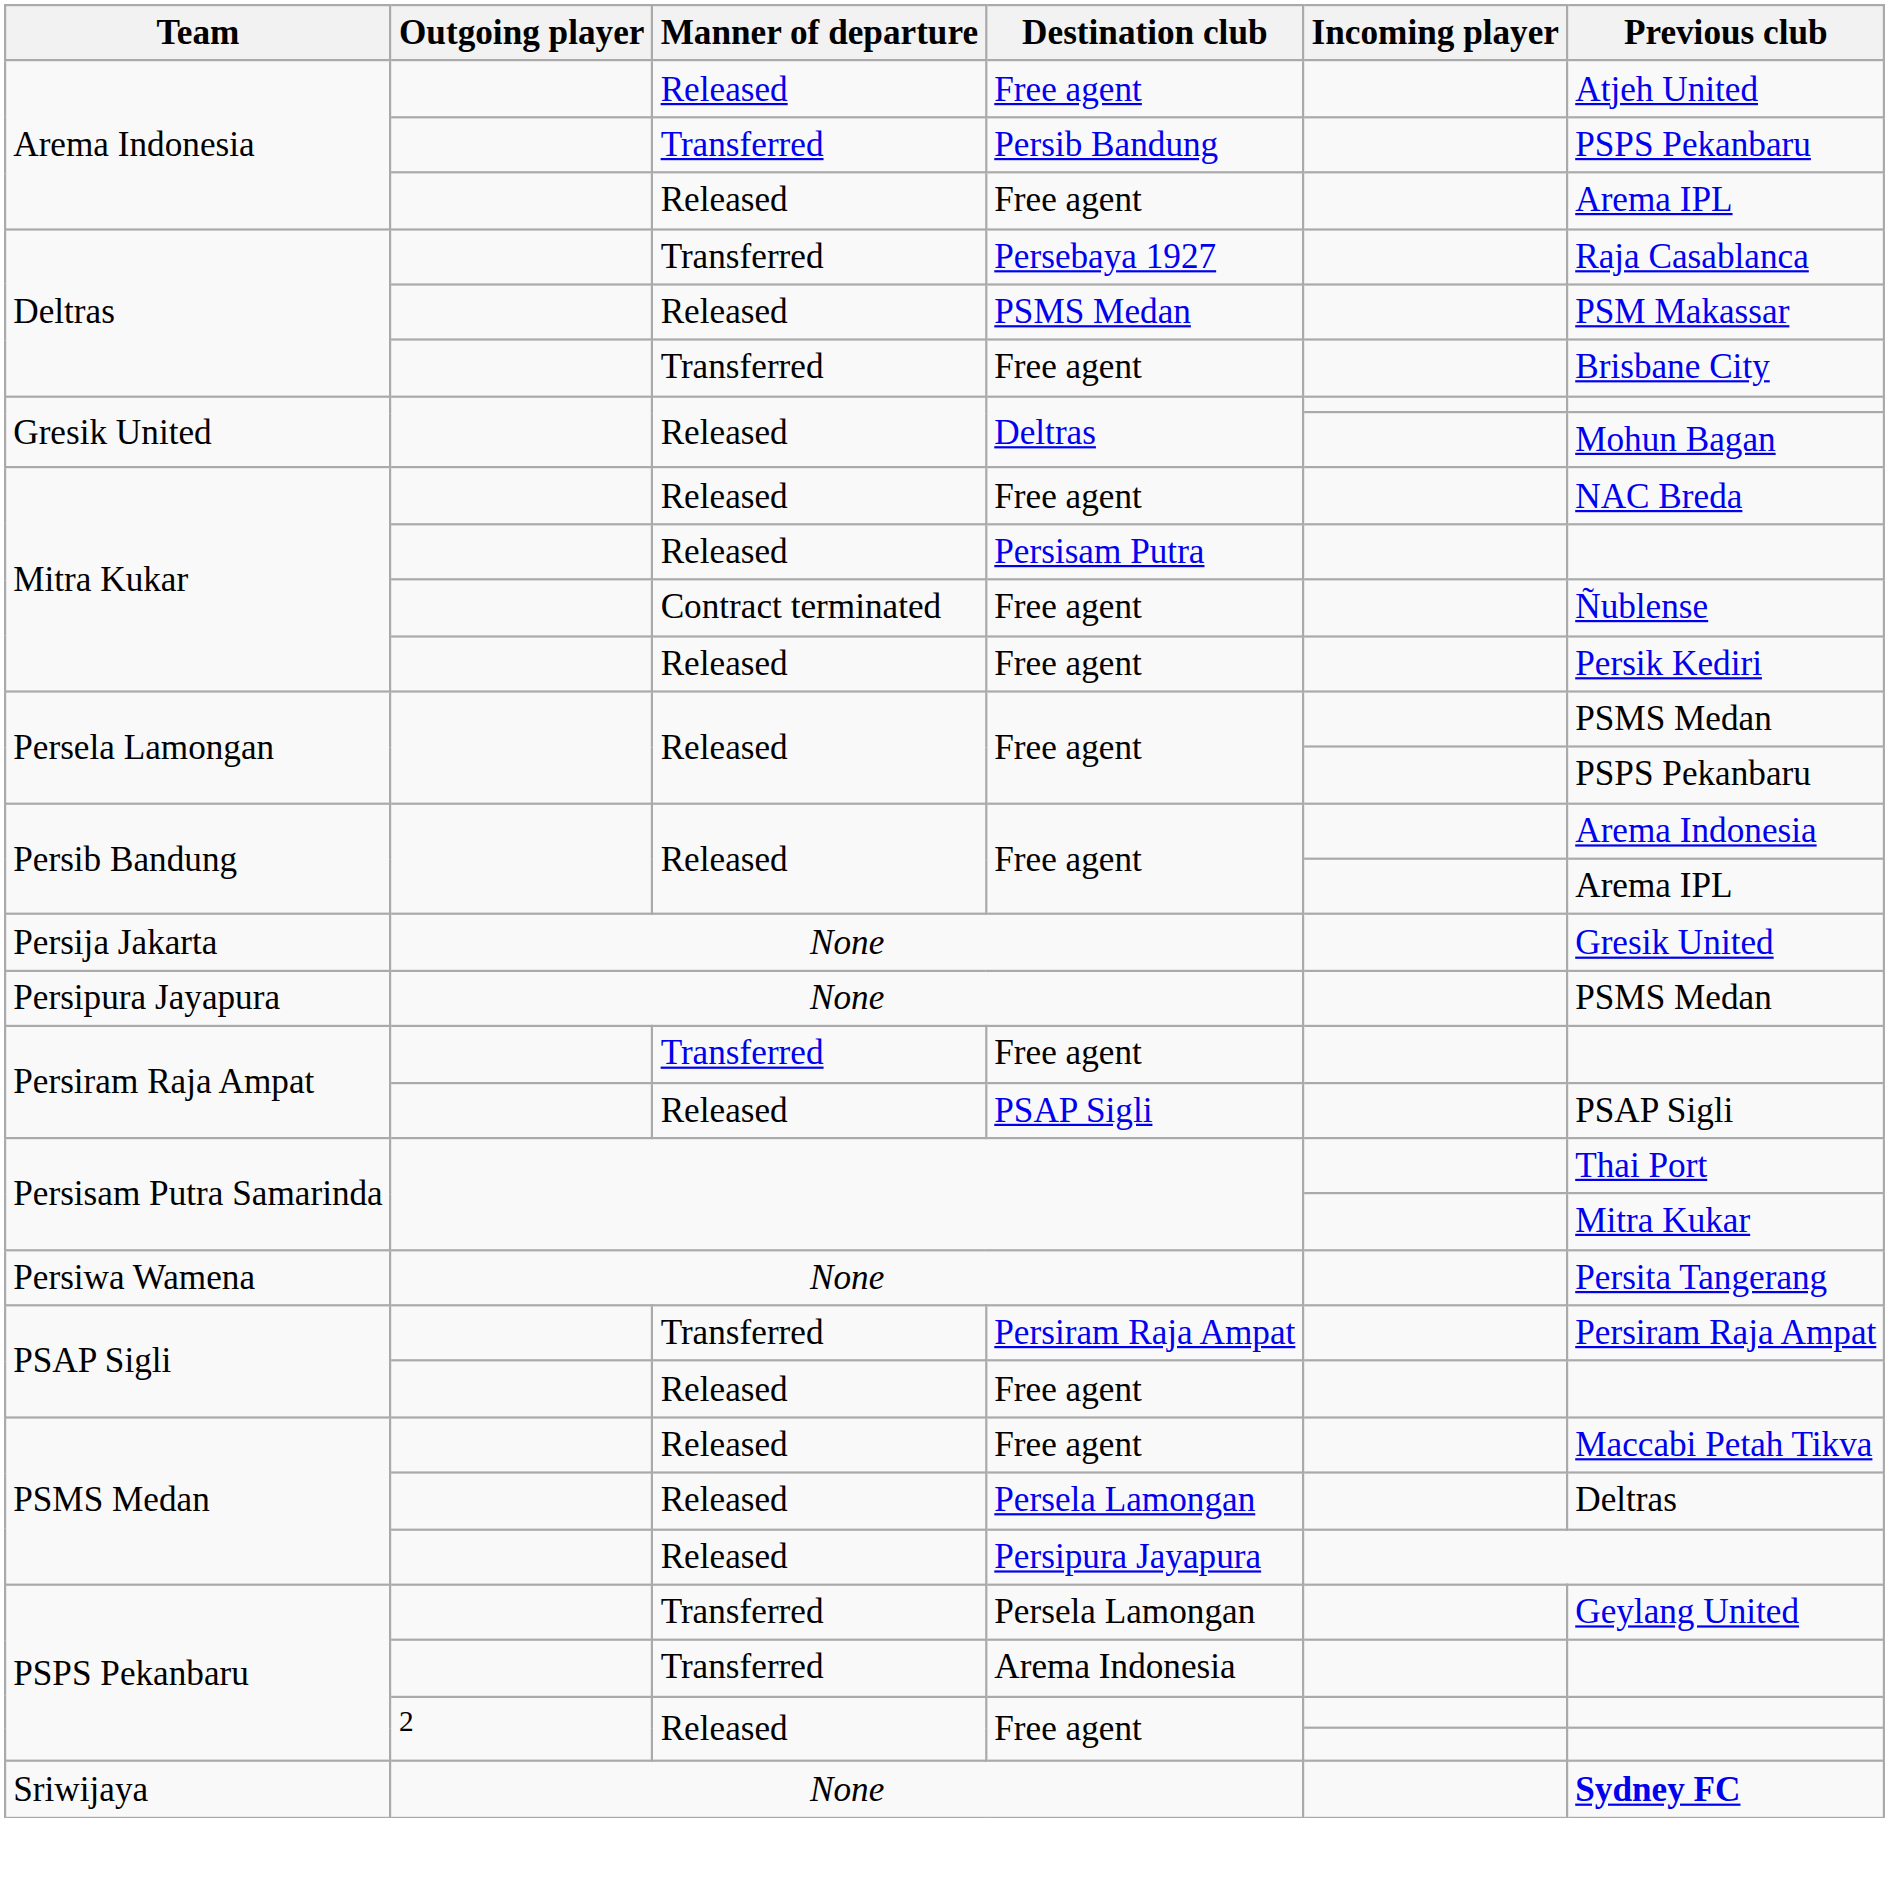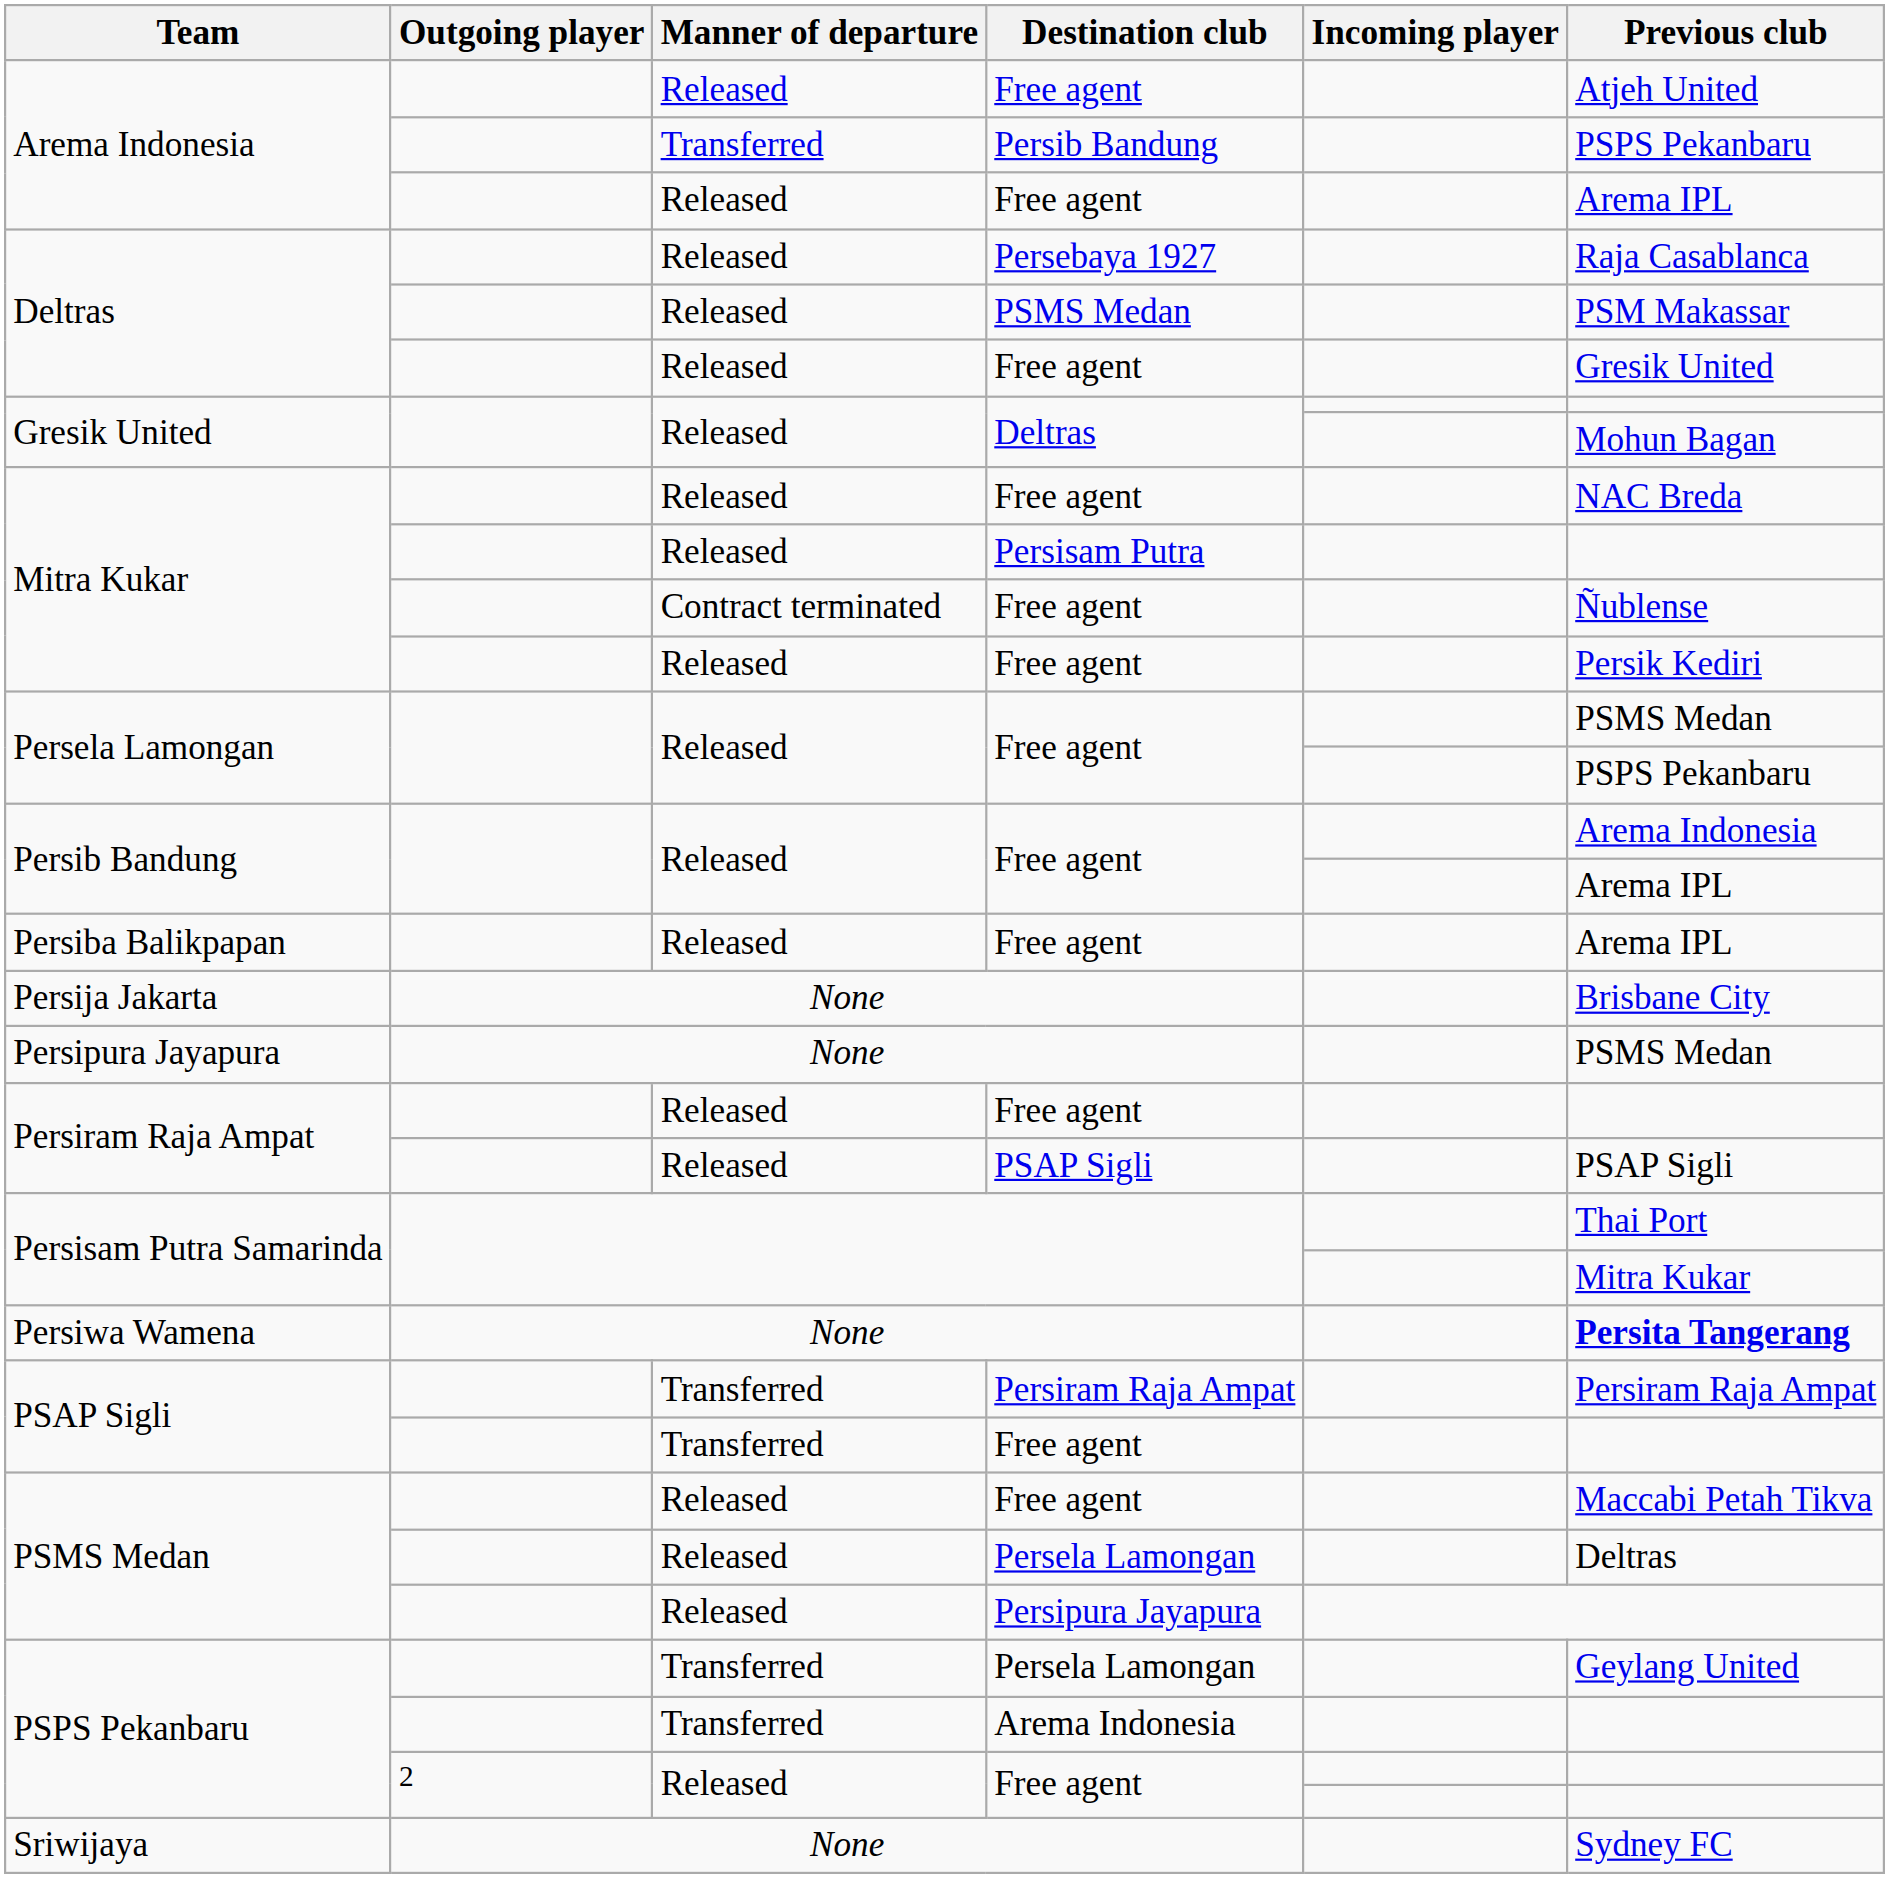(742, 255) Transferred -> (724, 255) Released
(742, 367) Transferred -> (724, 367) Released
(1672, 367) Brisbane City -> (1674, 367) Gresik United
+ row: (150, 941)
(1674, 941) Gresik United -> (1672, 997) Brisbane City
(742, 1053) Transferred -> (724, 1109) Released
(1701, 1276) normal -> (1713, 1332) bold
(724, 1388) Released -> (742, 1444) Transferred
(1658, 1788) bold -> (1654, 1844) normal
